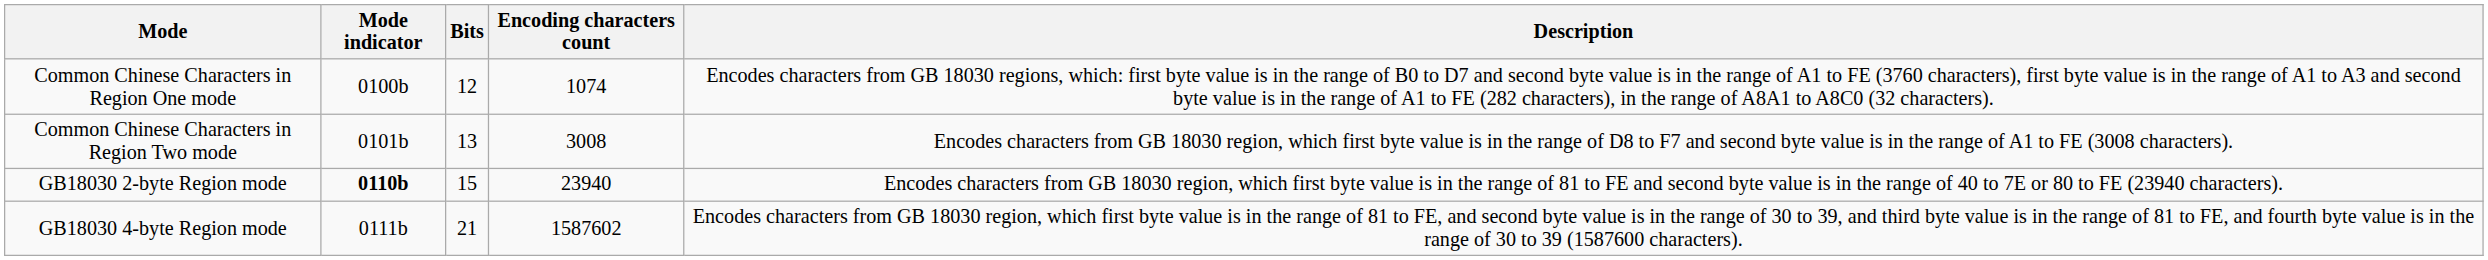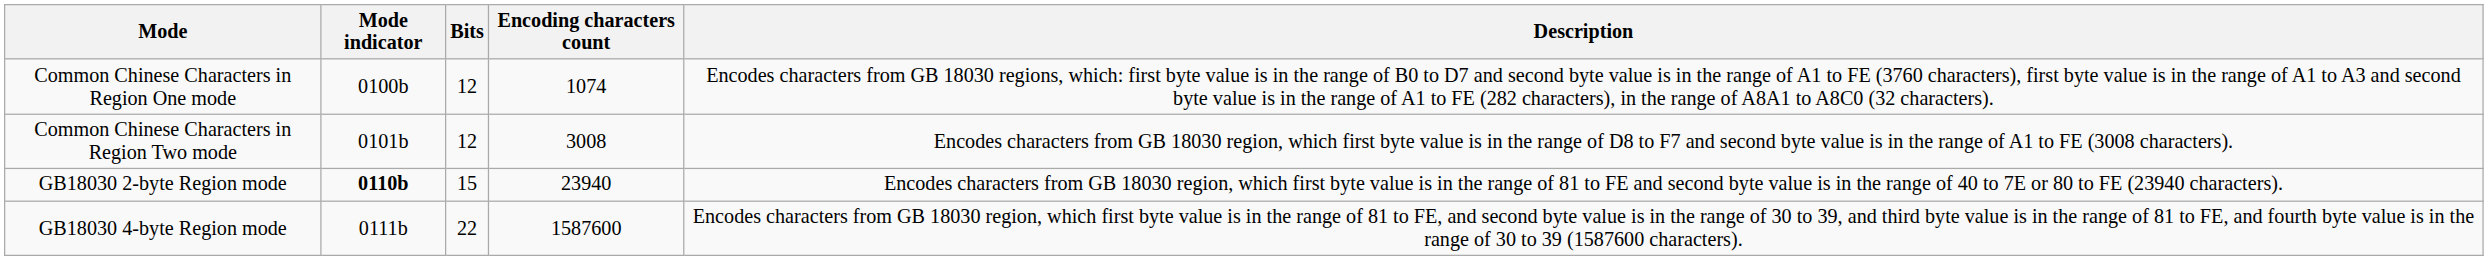(467, 141) 13 -> (467, 141) 12
(467, 227) 21 -> (467, 227) 22
(586, 227) 1587602 -> (586, 227) 1587600
